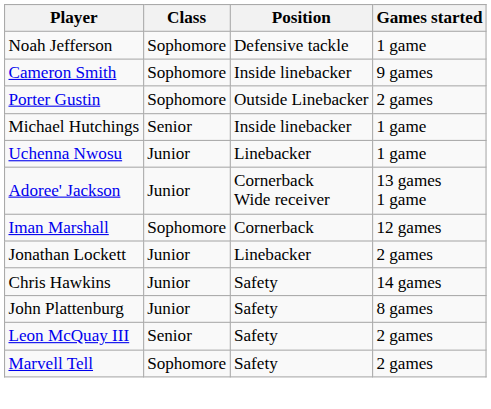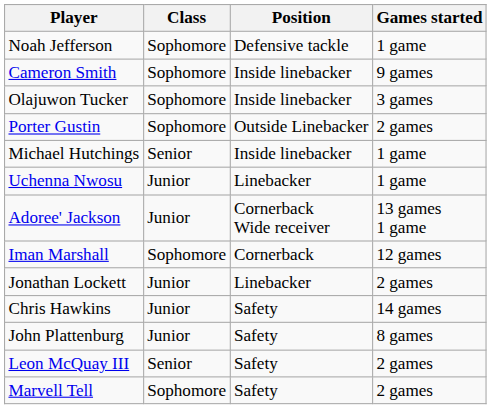+ row: (68, 99)
